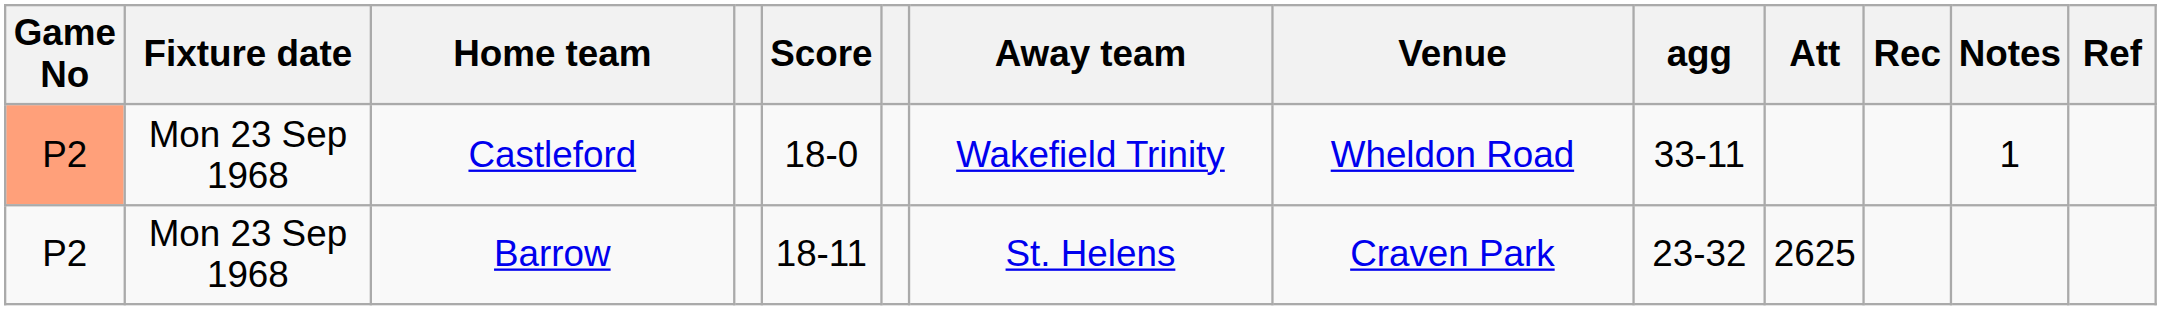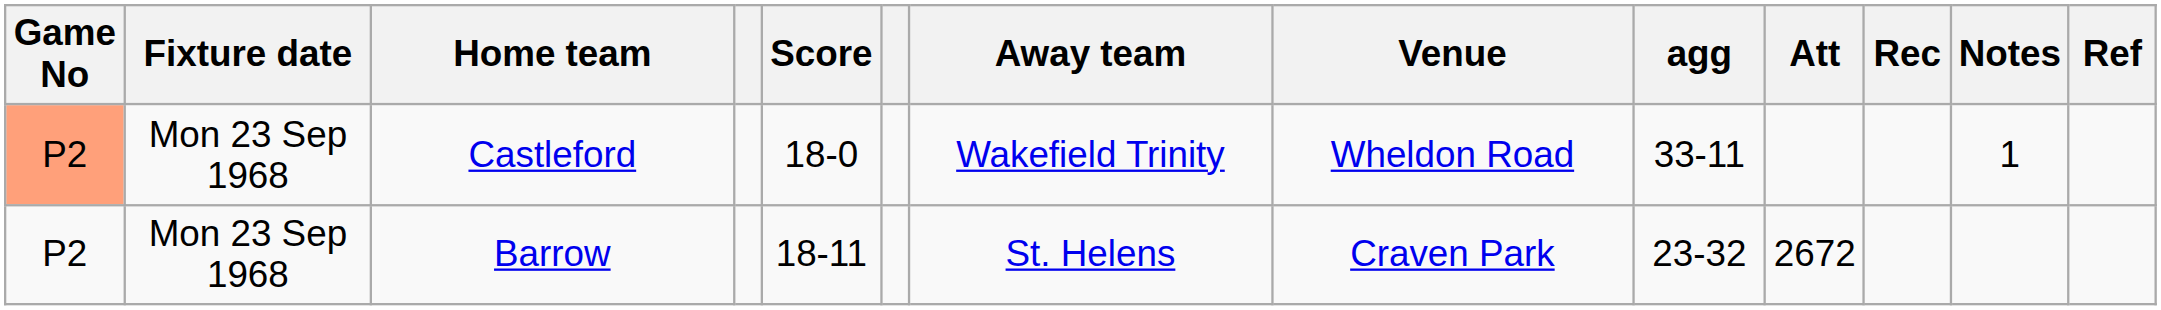(1815, 253) 2625 -> (1815, 253) 2672
